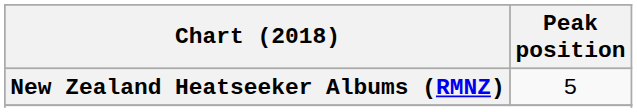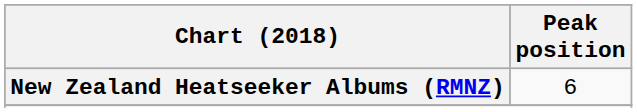(570, 87) 5 -> (570, 87) 6
